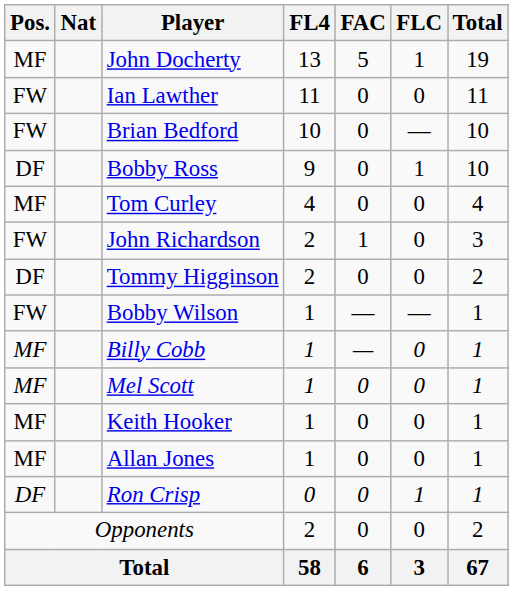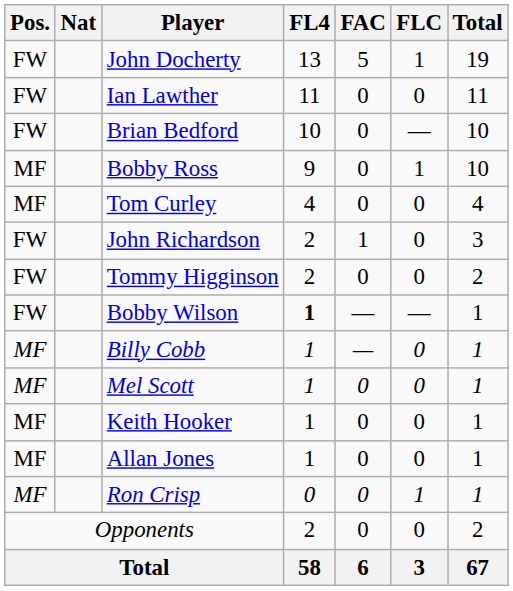(30, 58) MF -> (30, 58) FW
(30, 167) DF -> (30, 167) MF
(30, 276) DF -> (30, 276) FW
(310, 312) normal -> (310, 312) bold
(30, 494) DF -> (30, 494) MF
